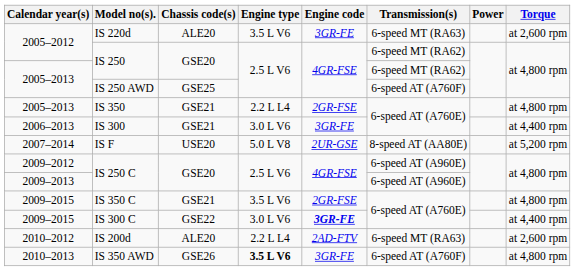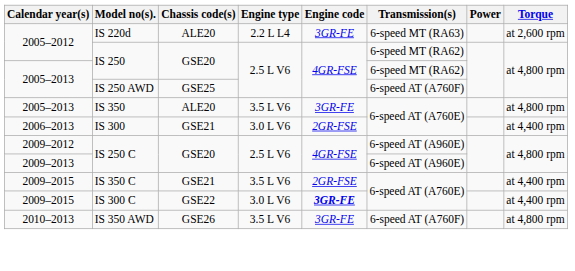(270, 32) 3.5 L V6 -> (270, 32) 2.2 L L4
(198, 107) GSE21 -> (198, 107) ALE20
(270, 107) 2.2 L L4 -> (270, 107) 3.5 L V6
(334, 107) 2GR-FSE -> (334, 107) 3GR-FE
(334, 126) 3GR-FE -> (334, 126) 2GR-FSE
- row: (48, 144)
(538, 200) at 4,800 rpm -> (535, 182) at 4,400 rpm
- row: (48, 237)
(270, 256) bold -> (270, 219) normal
